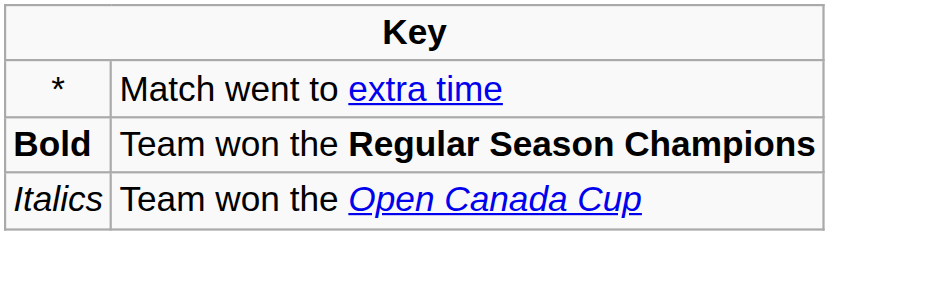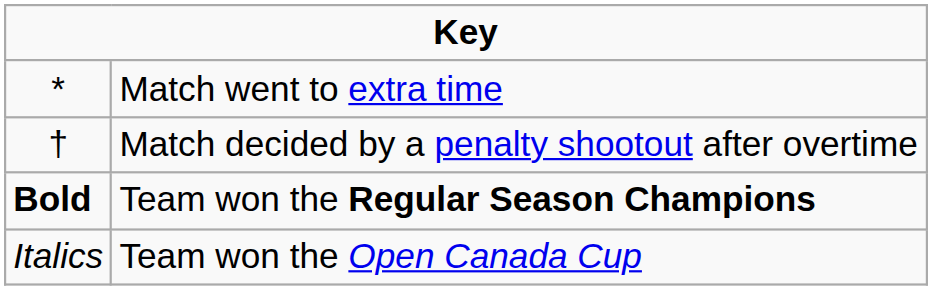+ row: (58, 144)
